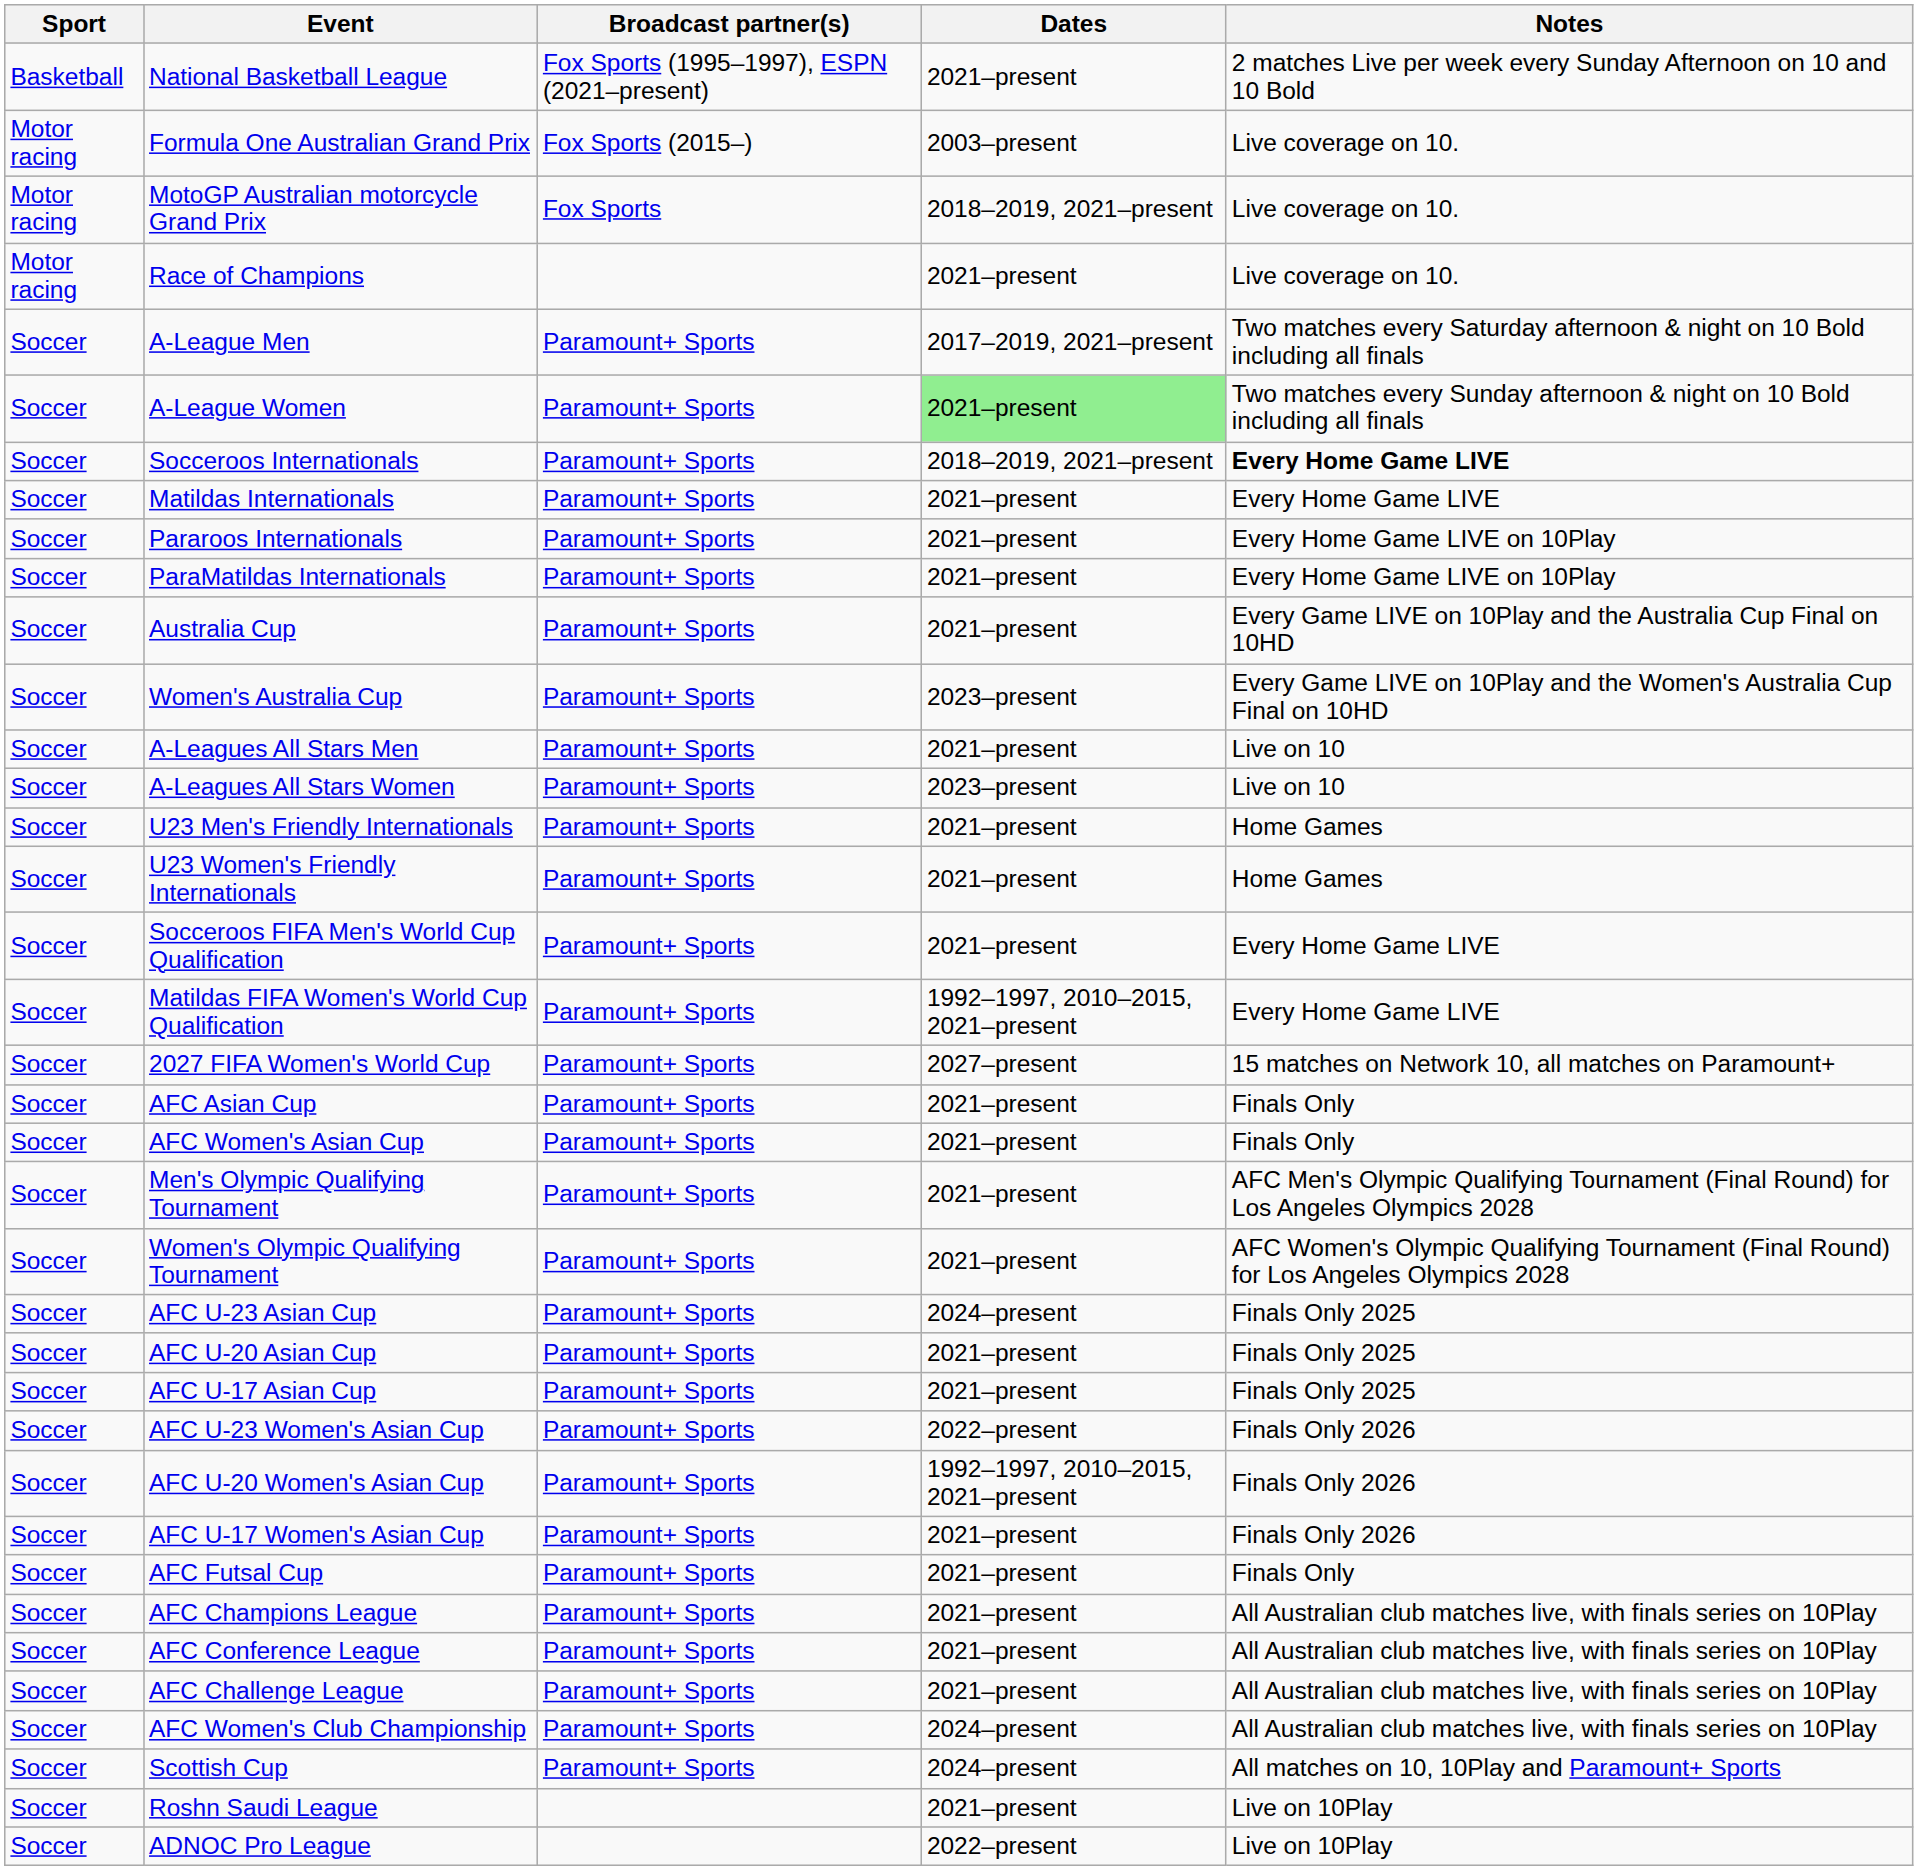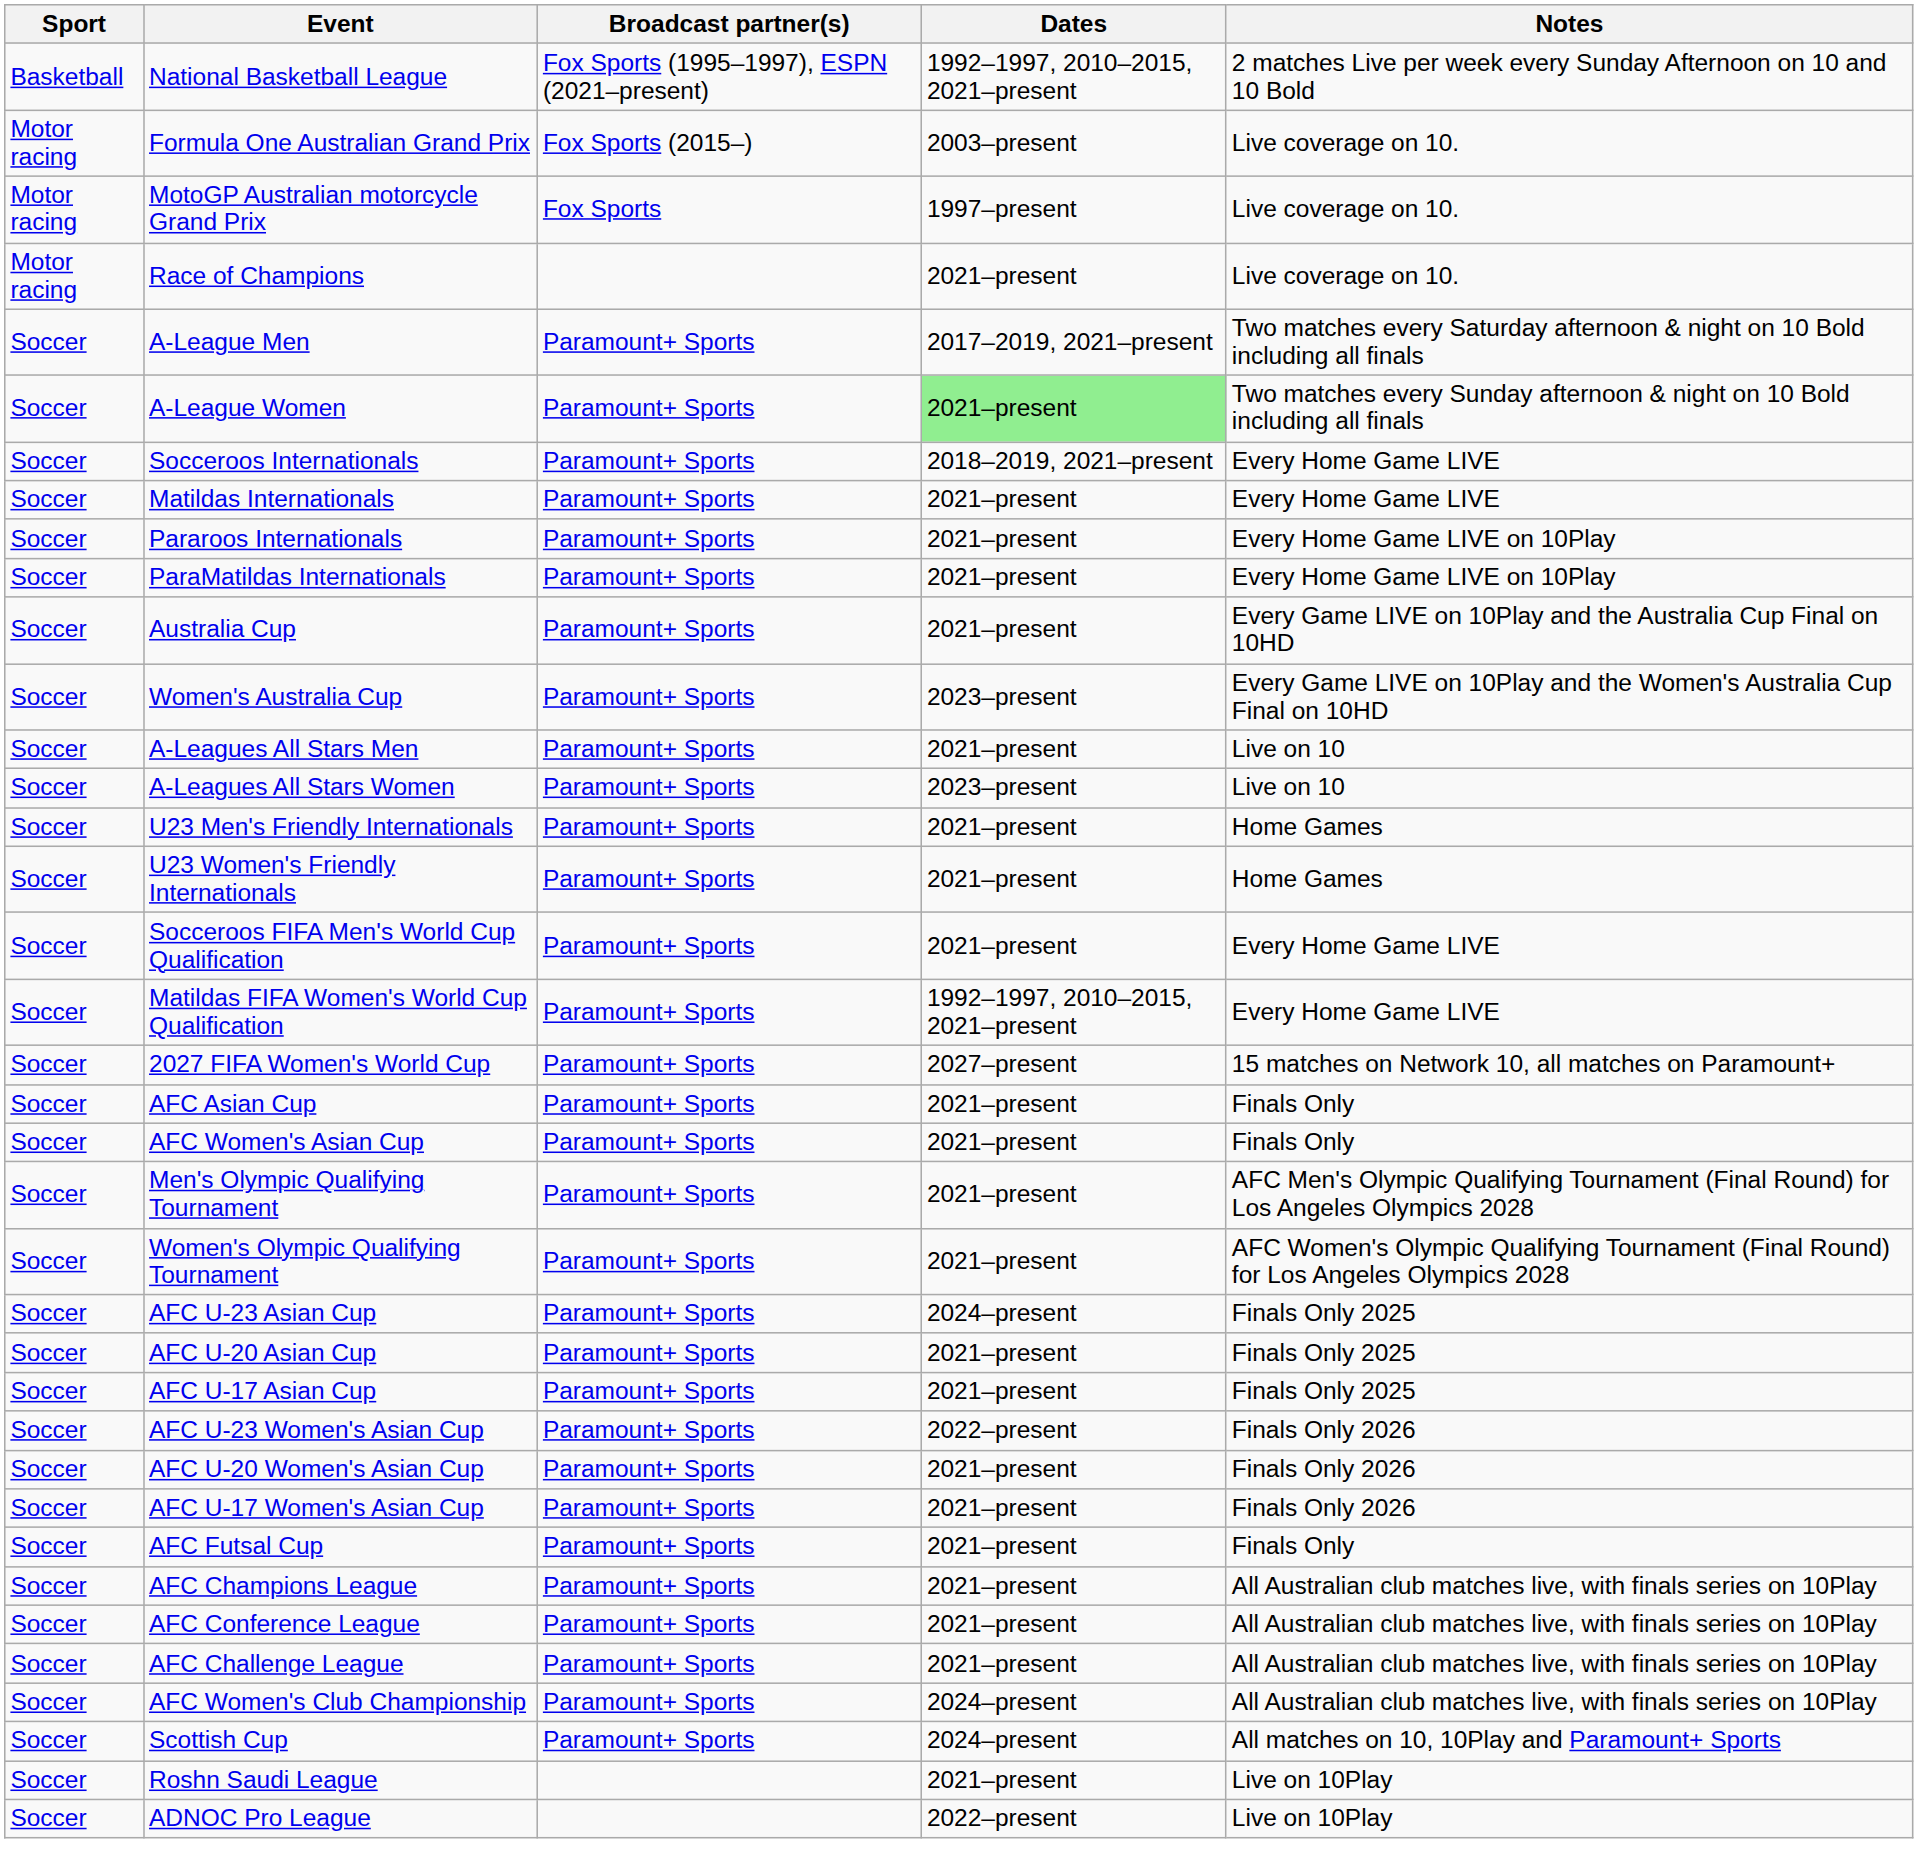(1002, 76) 2021–present -> (1060, 76) 1992–1997, 2010–2015, 2021–present
(1070, 209) 2018–2019, 2021–present -> (1002, 209) 1997–present
(1371, 460) bold -> (1366, 460) normal
(1060, 1482) 1992–1997, 2010–2015, 2021–present -> (1002, 1468) 2021–present
